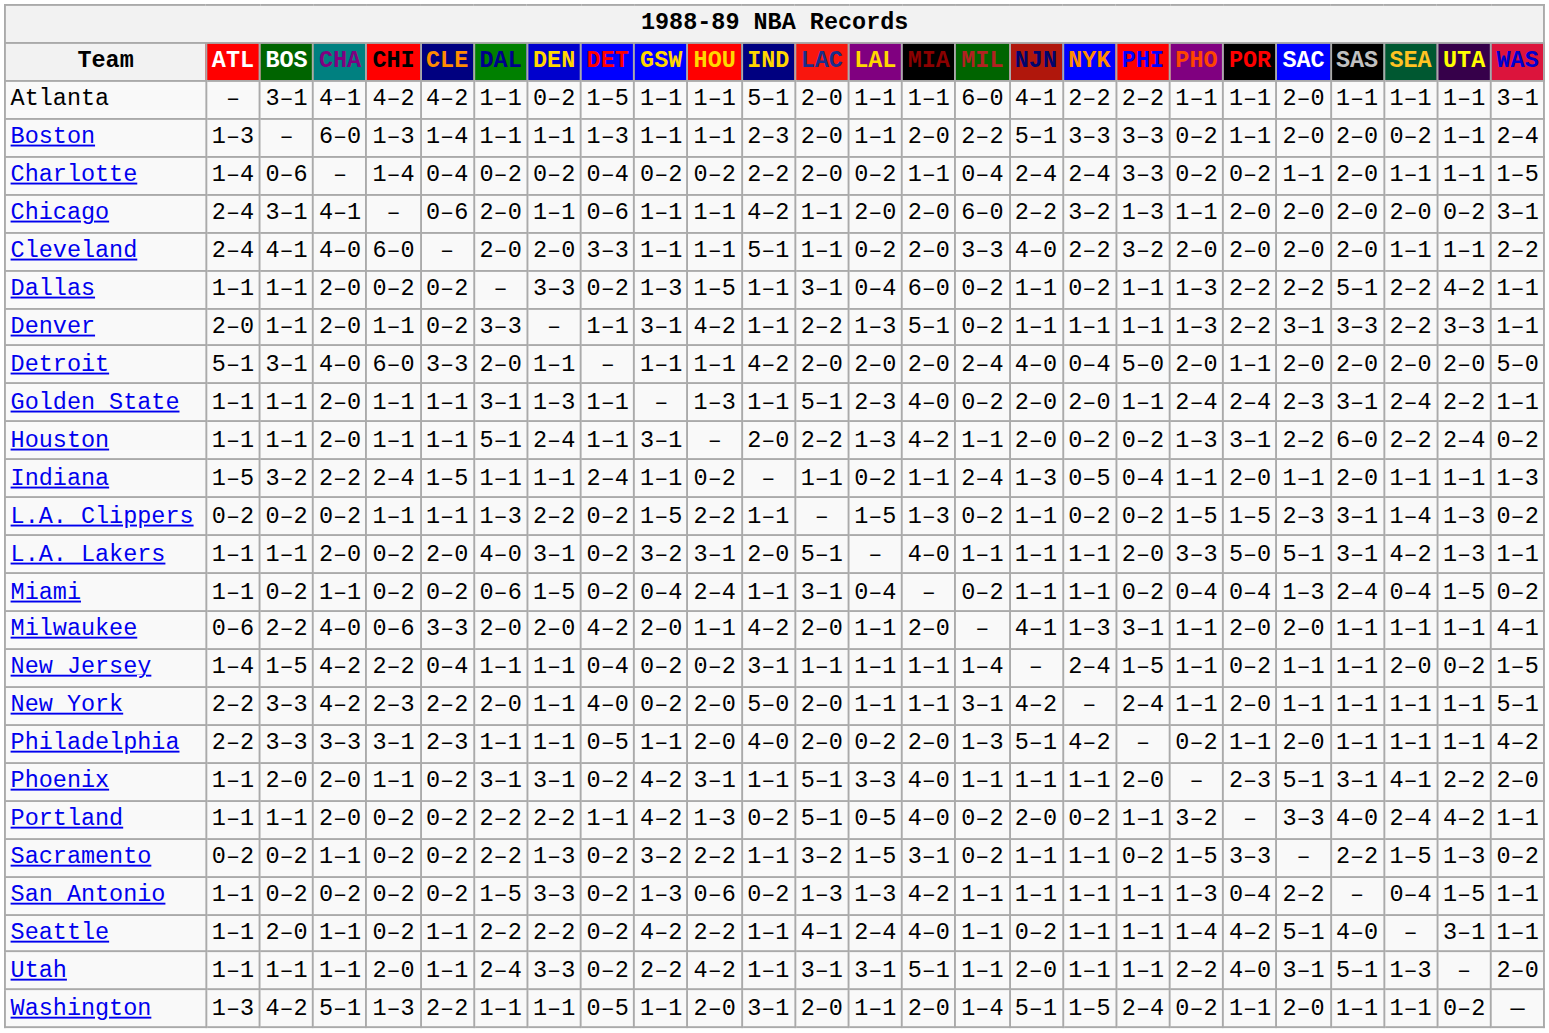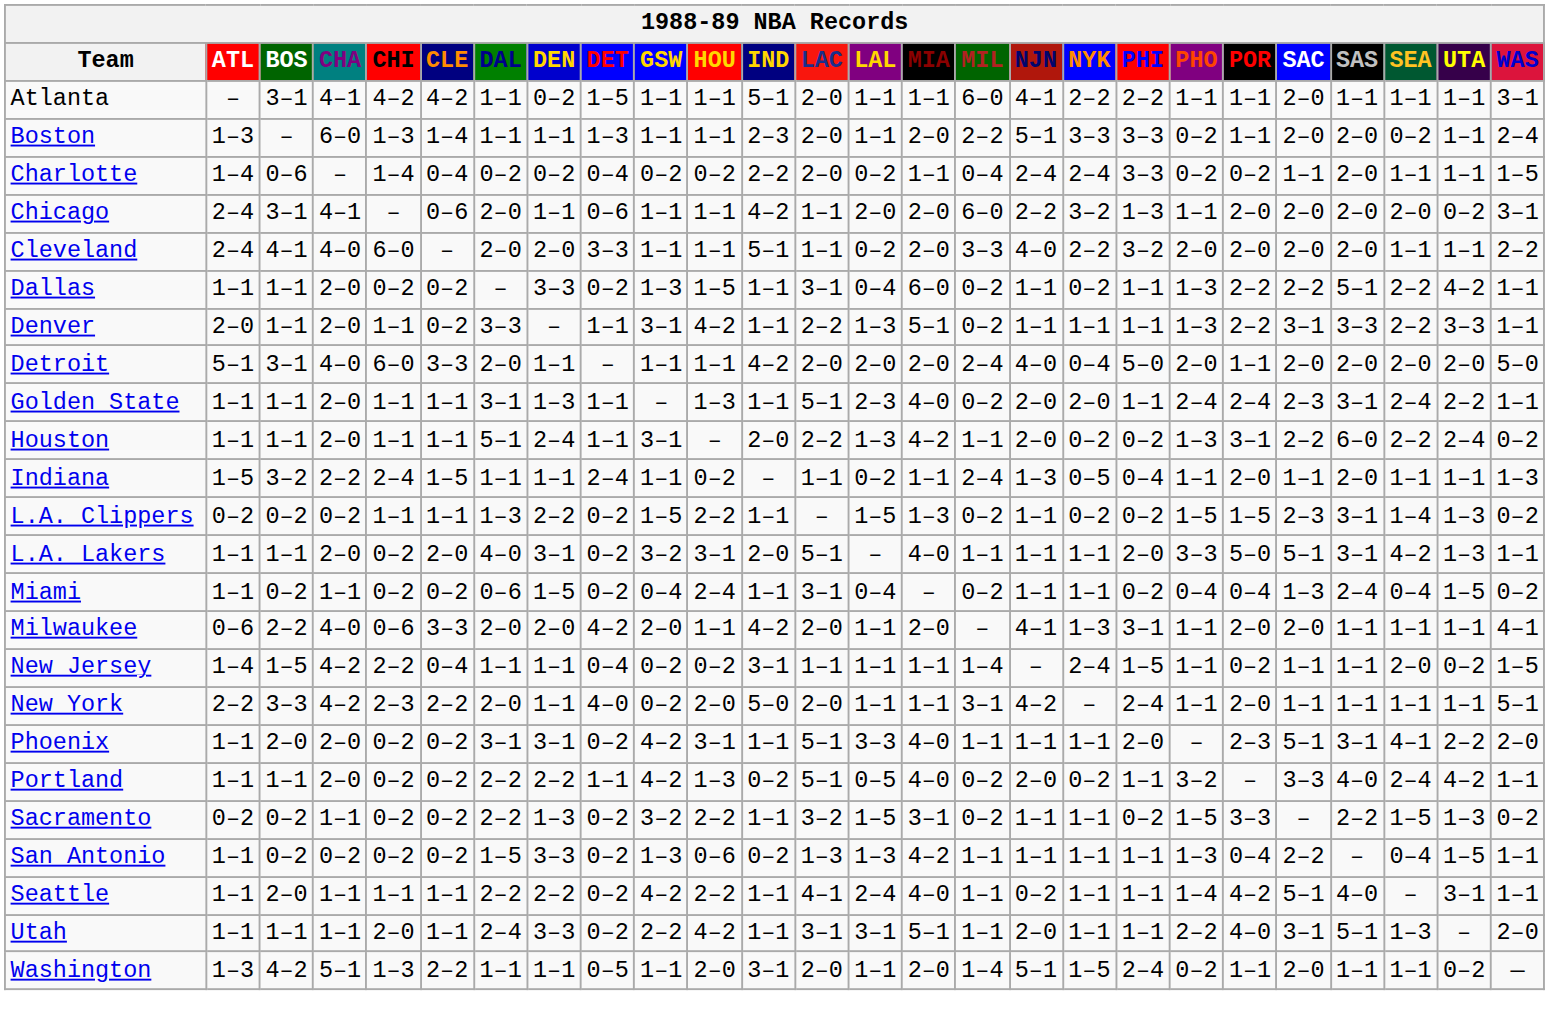- row: (95, 744)
(394, 782) 1–1 -> (394, 744) 0–2
(394, 933) 0–2 -> (394, 896) 1–1
